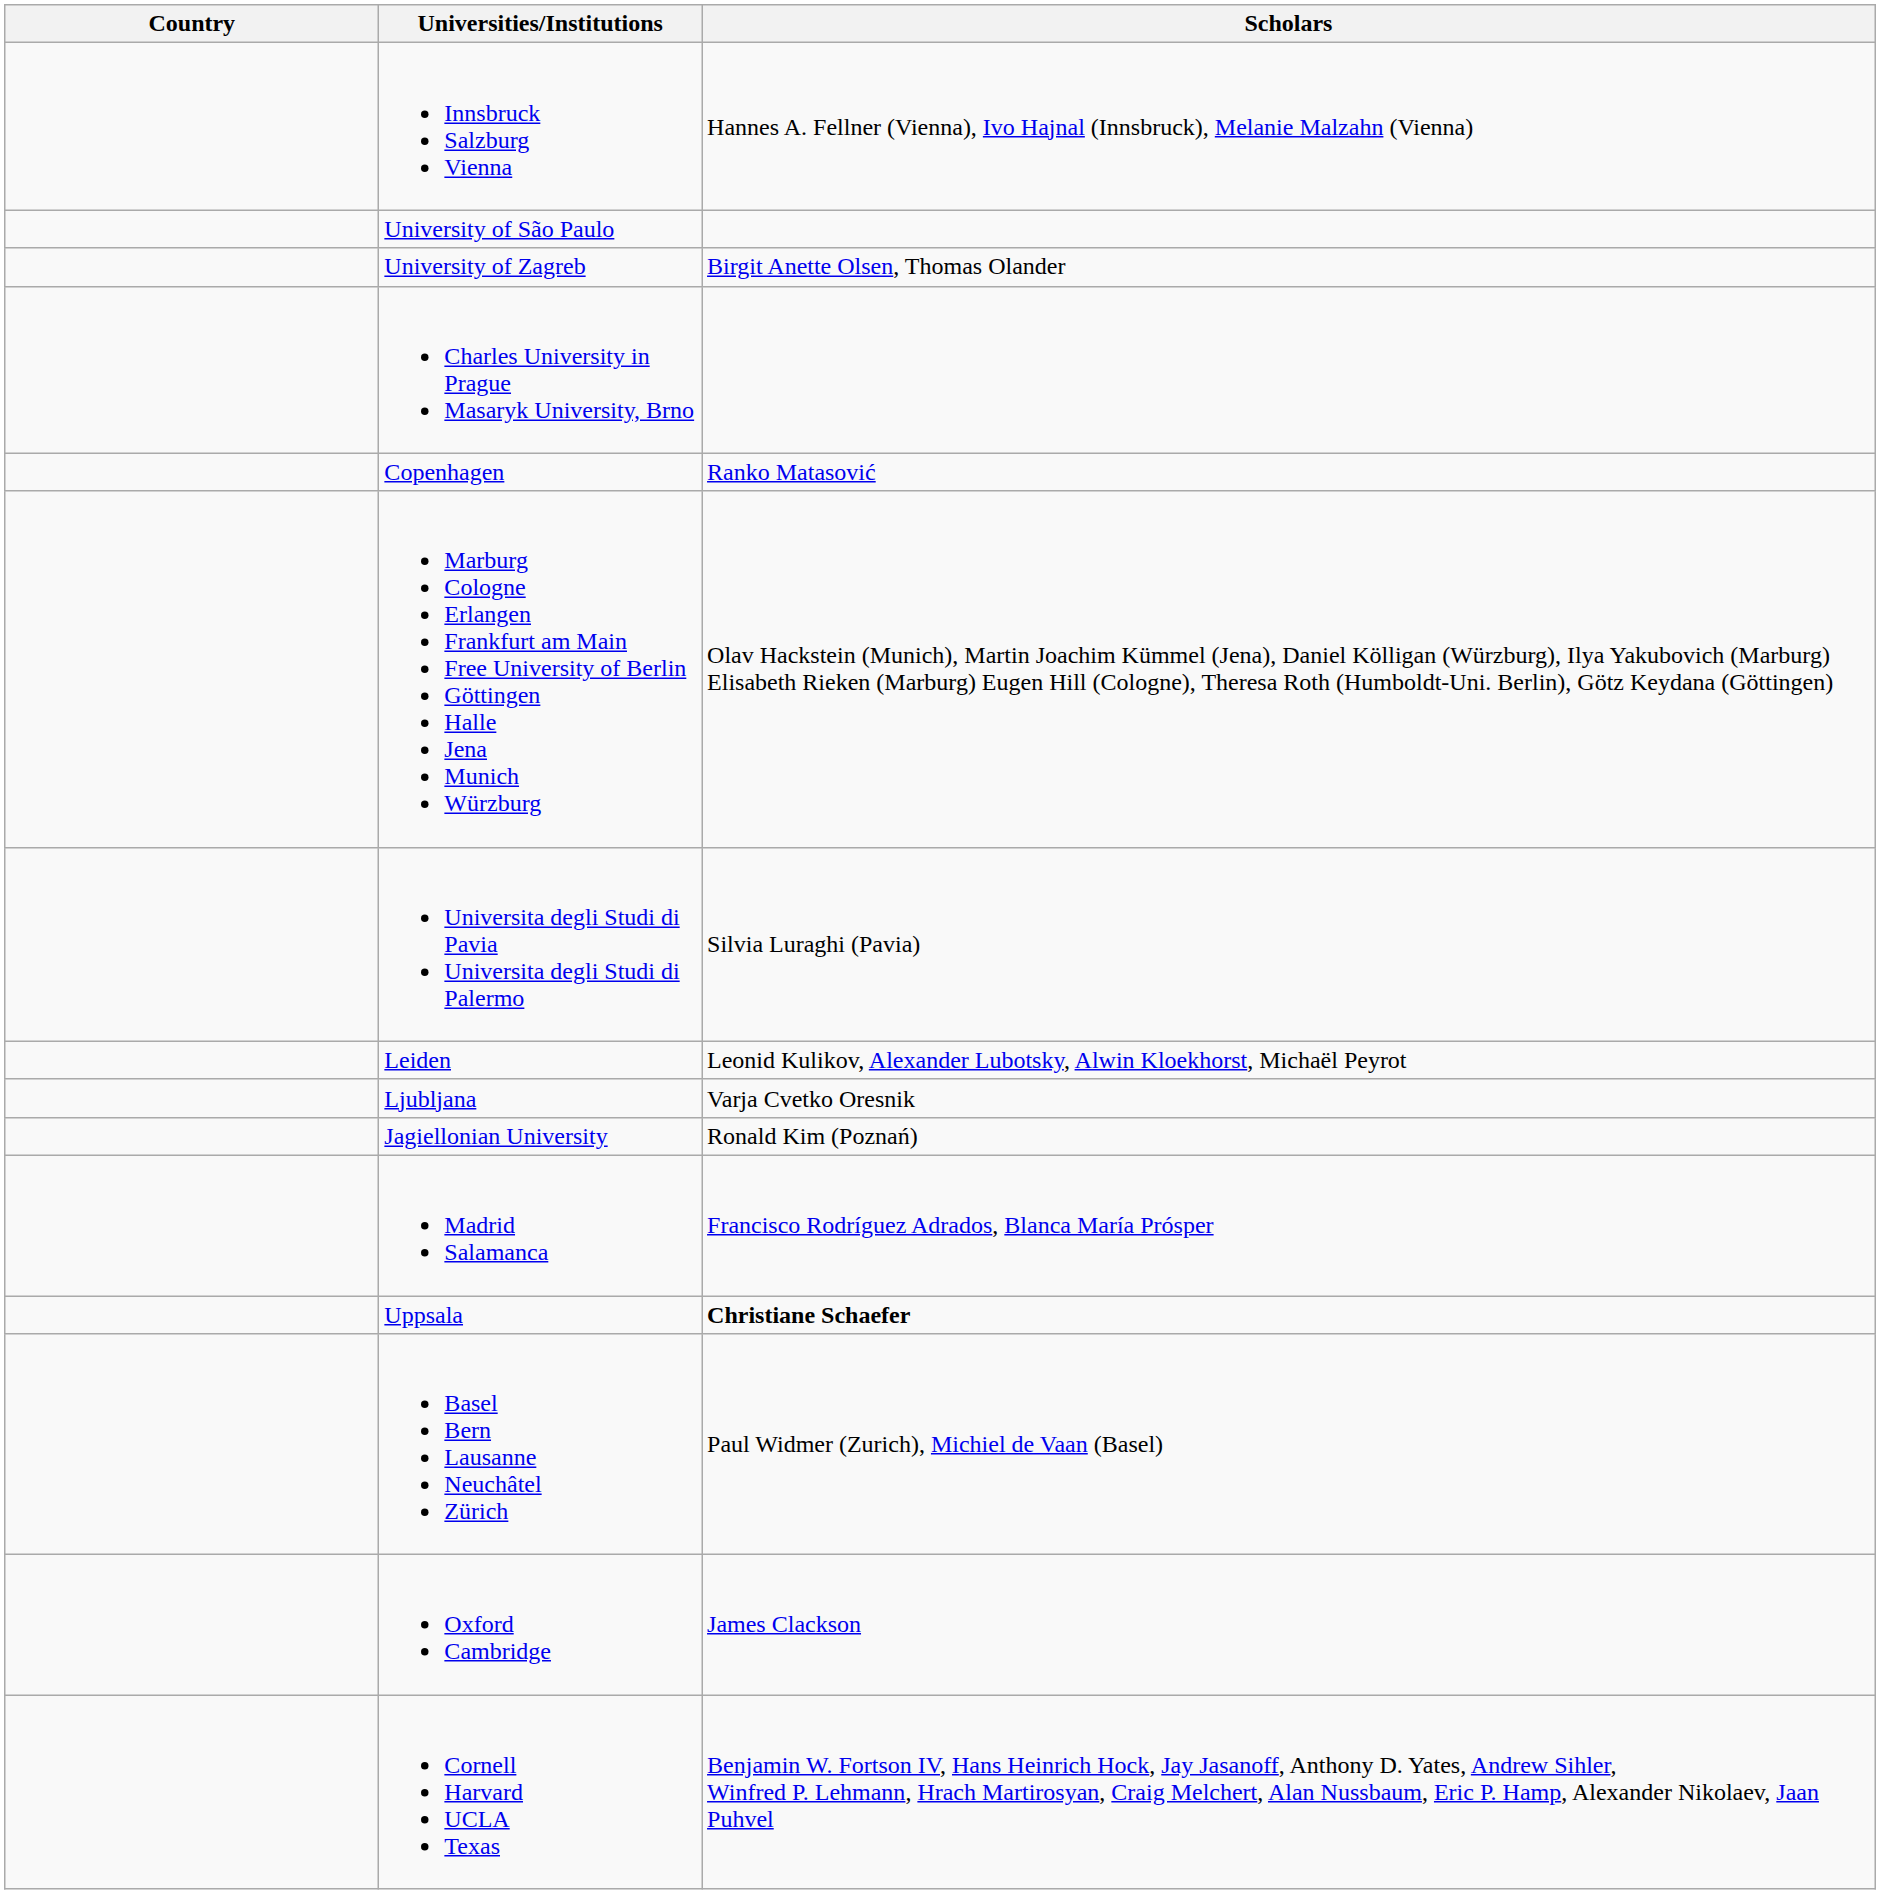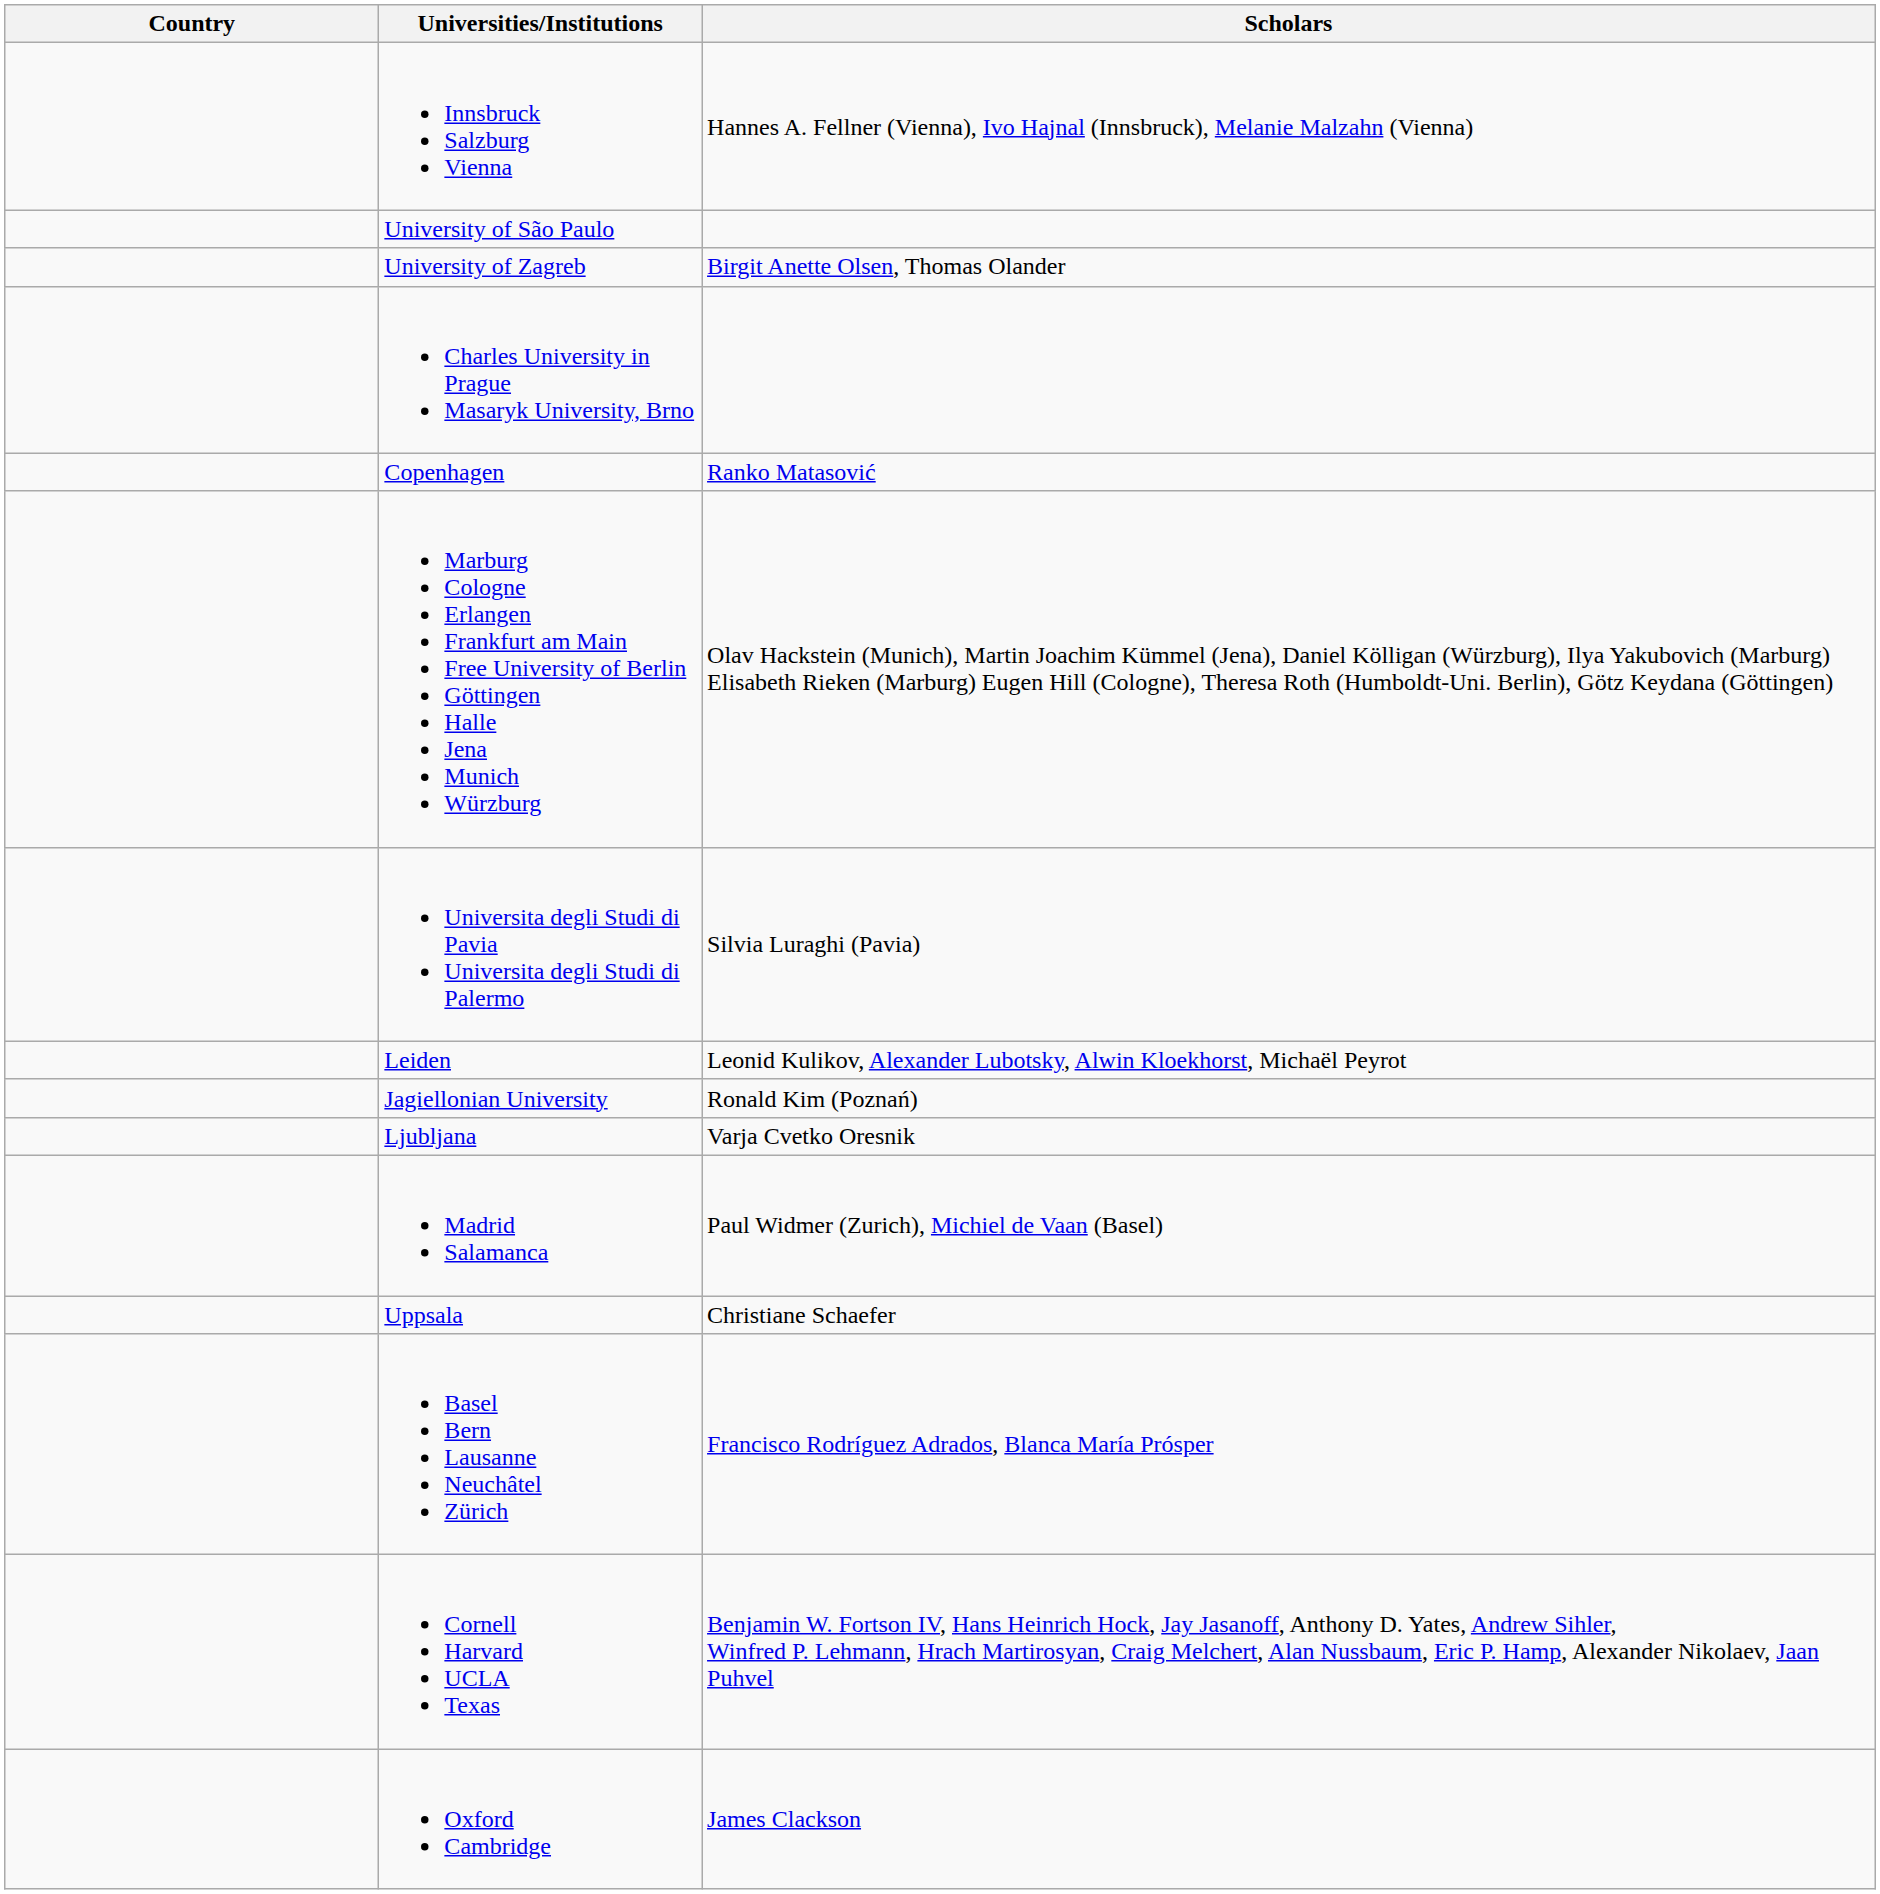rows swapped: (496, 1136) <-> (430, 1098)
(960, 1225) Francisco Rodríguez Adrados, Blanca María Prósper -> (935, 1225) Paul Widmer (Zurich), Michiel de Vaan (Basel)
(809, 1314) bold -> (801, 1314) normal
(935, 1443) Paul Widmer (Zurich), Michiel de Vaan (Basel) -> (960, 1443) Francisco Rodríguez Adrados, Blanca María Prósper
rows swapped: (540, 1638) <-> (540, 1805)
